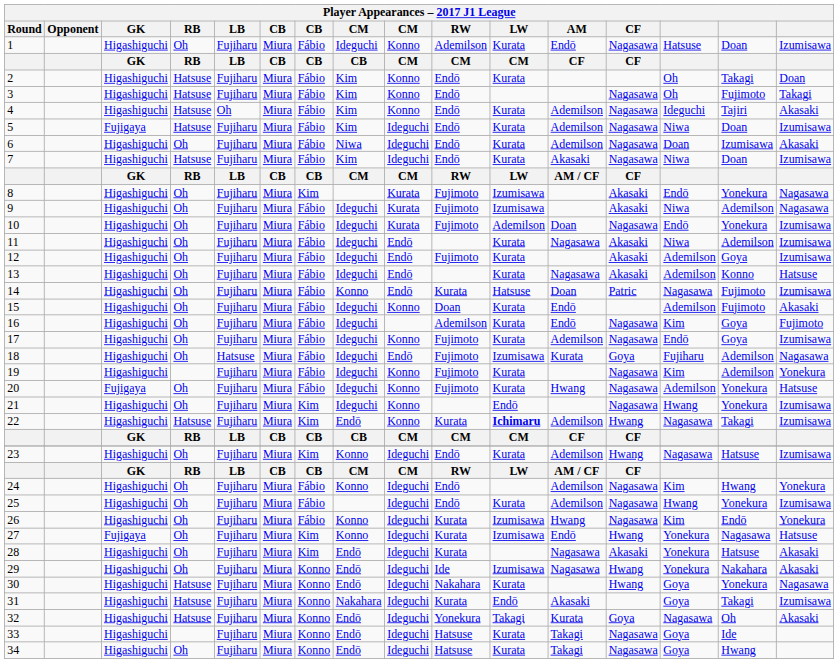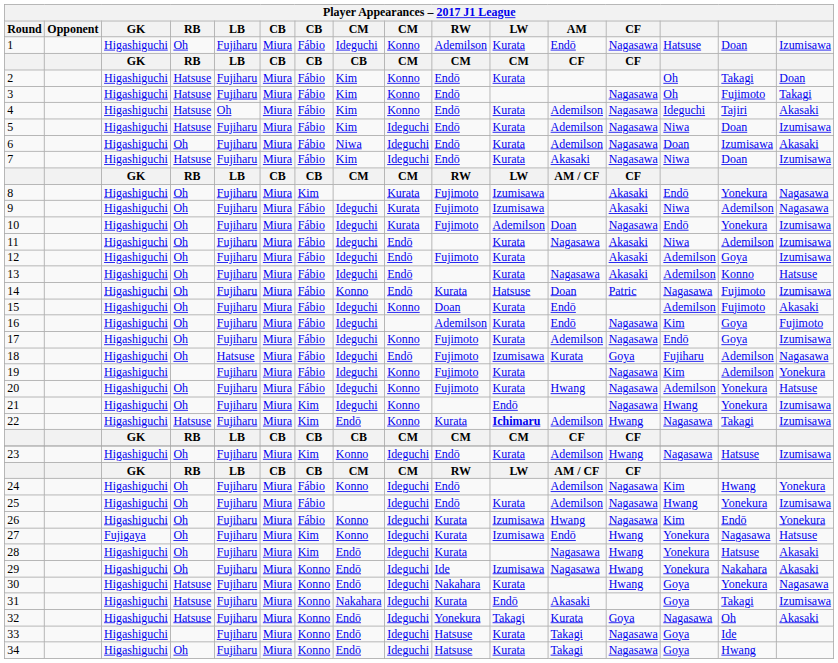(125, 127) Fujigaya -> (136, 127) Higashiguchi
(125, 389) Fujigaya -> (136, 389) Higashiguchi
(628, 552) Akasaki -> (626, 552) Hwang
